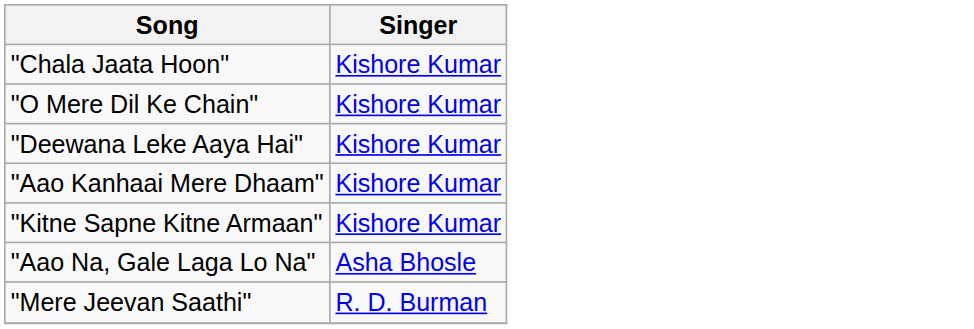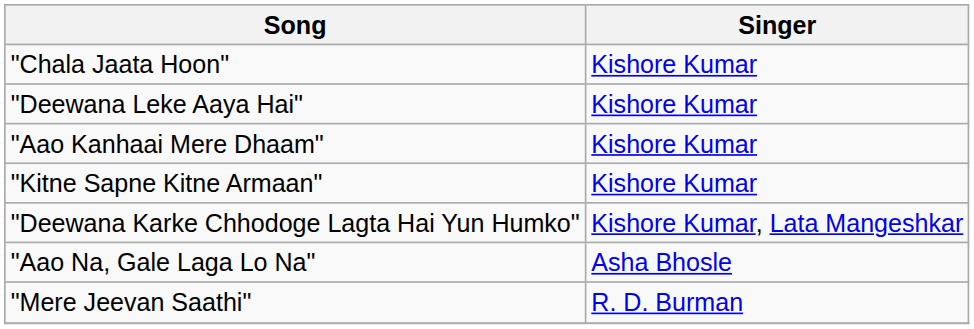- row: (134, 104)
+ row: (295, 223)
